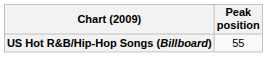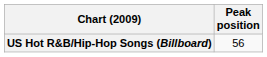(238, 43) 55 -> (238, 43) 56
